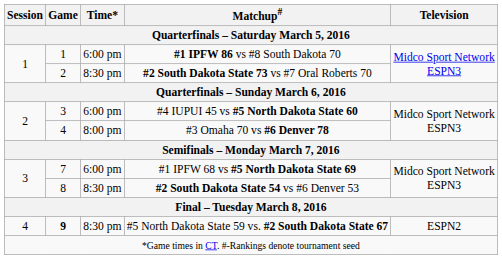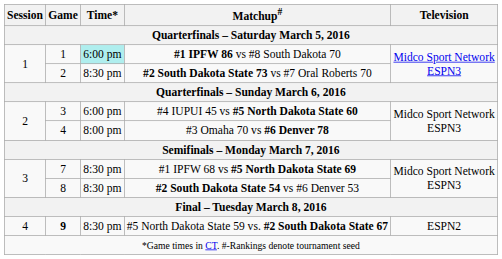(102, 54) no background -> (102, 54) paleturquoise background
(102, 168) 6:00 pm -> (102, 168) 8:30 pm
